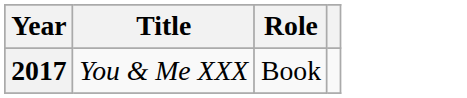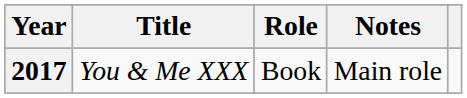+ column: (388, 26)
